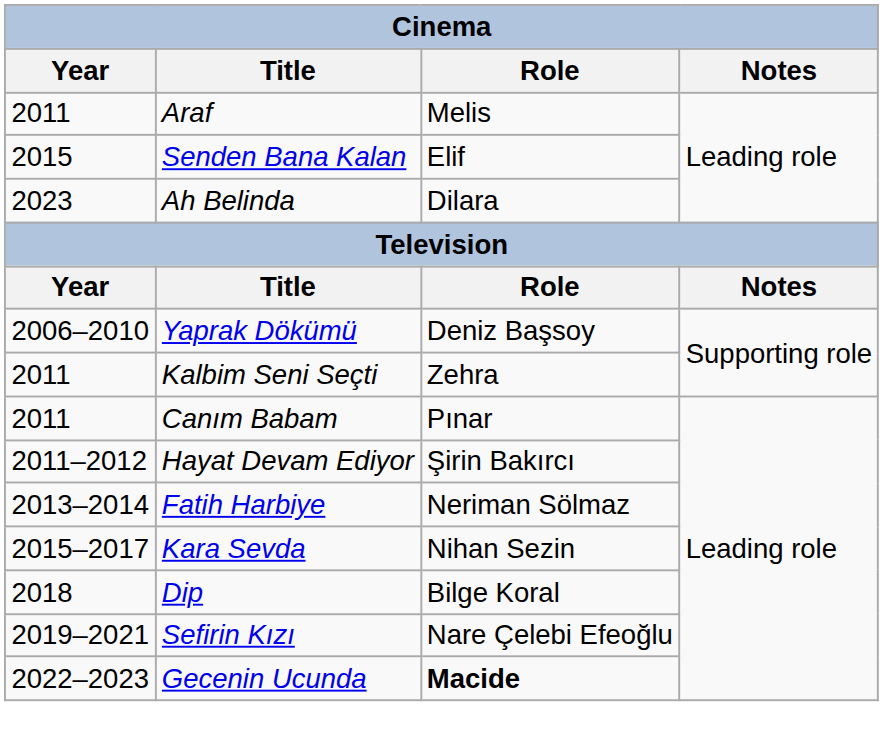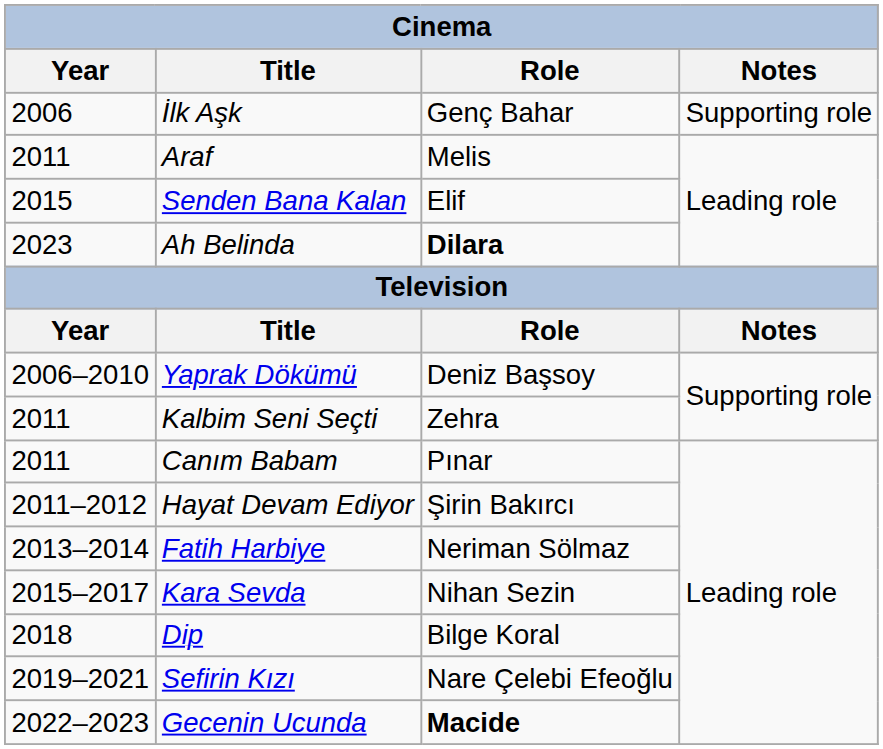+ row: (202, 114)
(463, 201) normal -> (465, 244) bold
